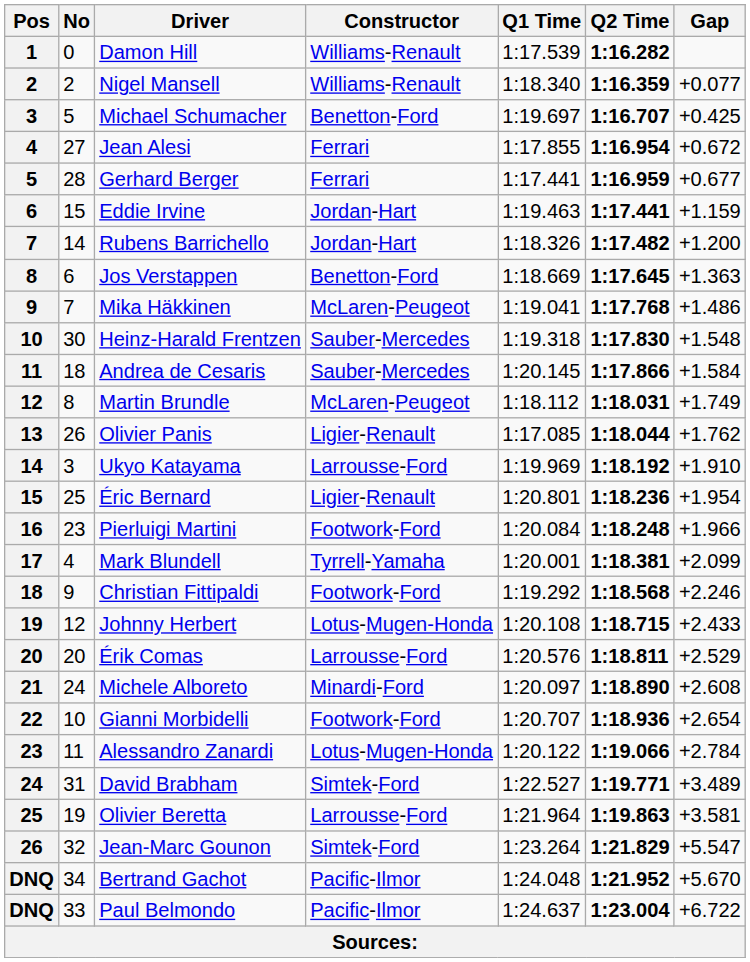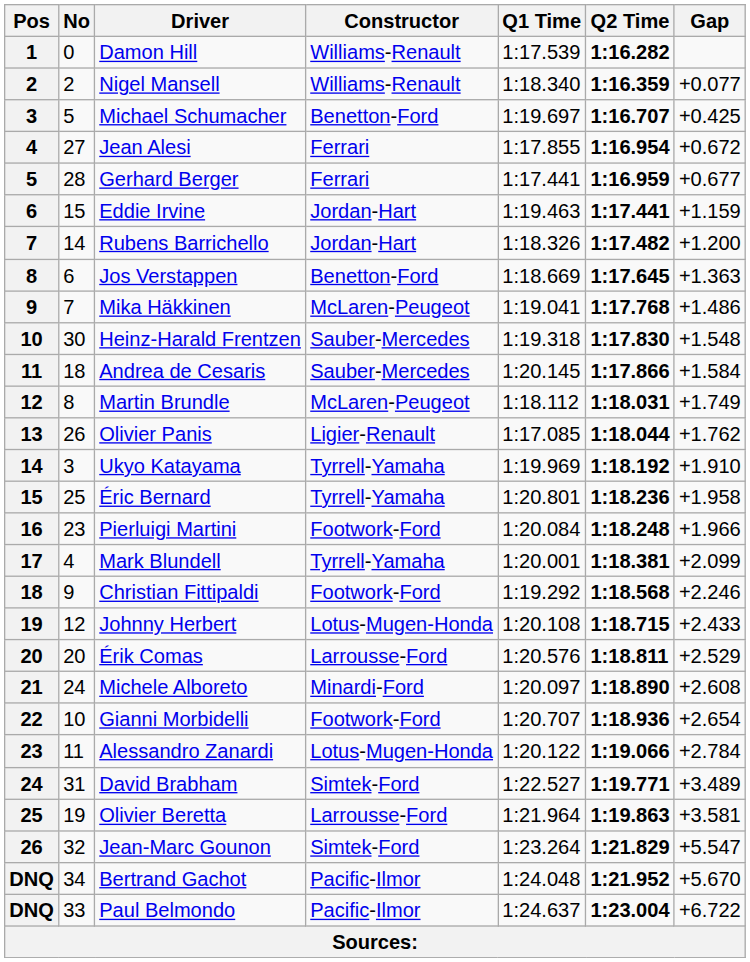(379, 465) Larrousse-Ford -> (377, 465) Tyrrell-Yamaha
(373, 497) Ligier-Renault -> (377, 497) Tyrrell-Yamaha
(710, 497) +1.954 -> (710, 497) +1.958
